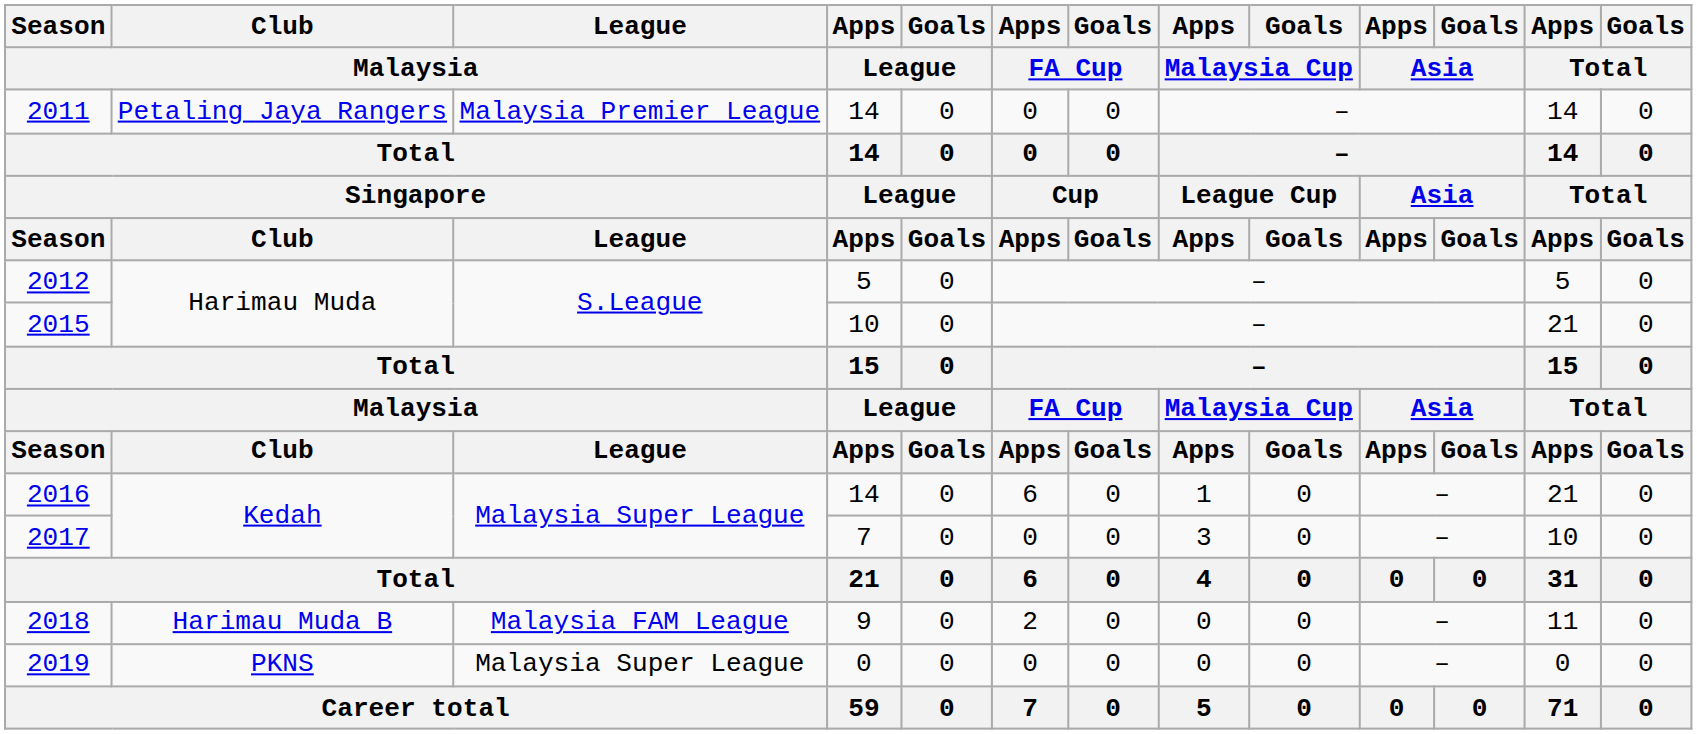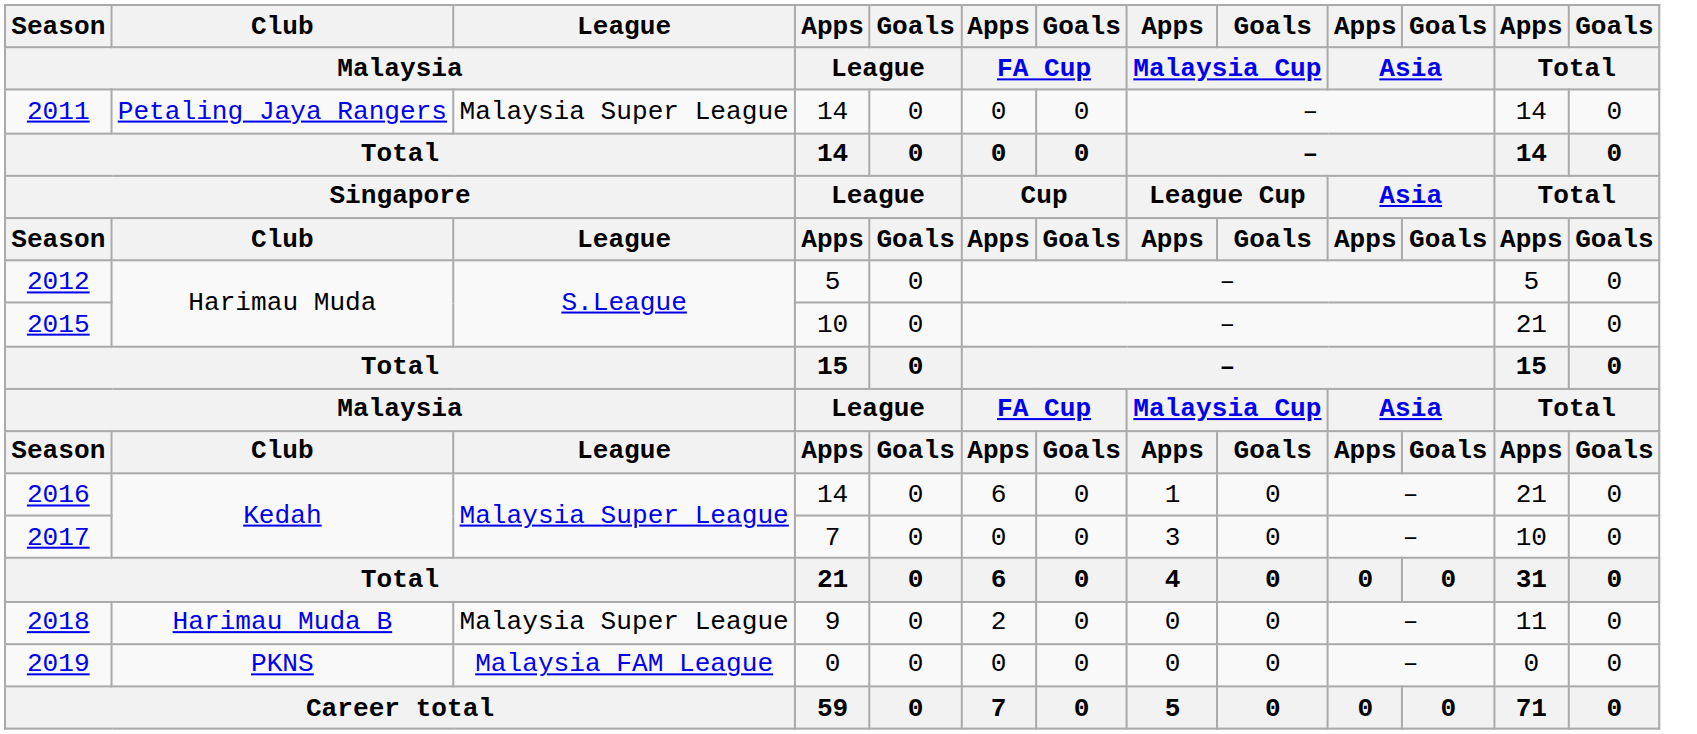(640, 111) Malaysia Premier League -> (624, 111) Malaysia Super League
(640, 623) Malaysia FAM League -> (624, 623) Malaysia Super League
(640, 665) Malaysia Super League -> (624, 665) Malaysia FAM League
